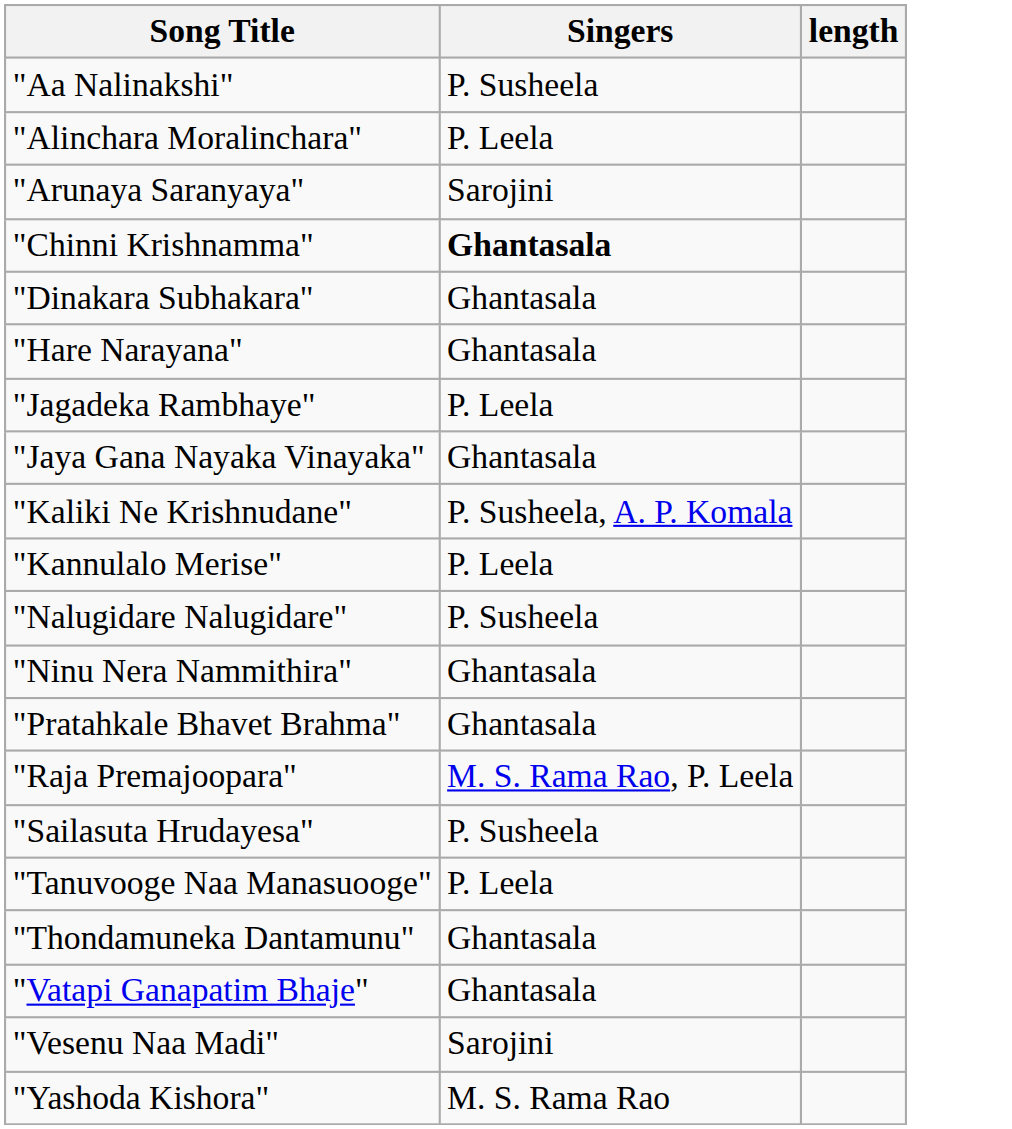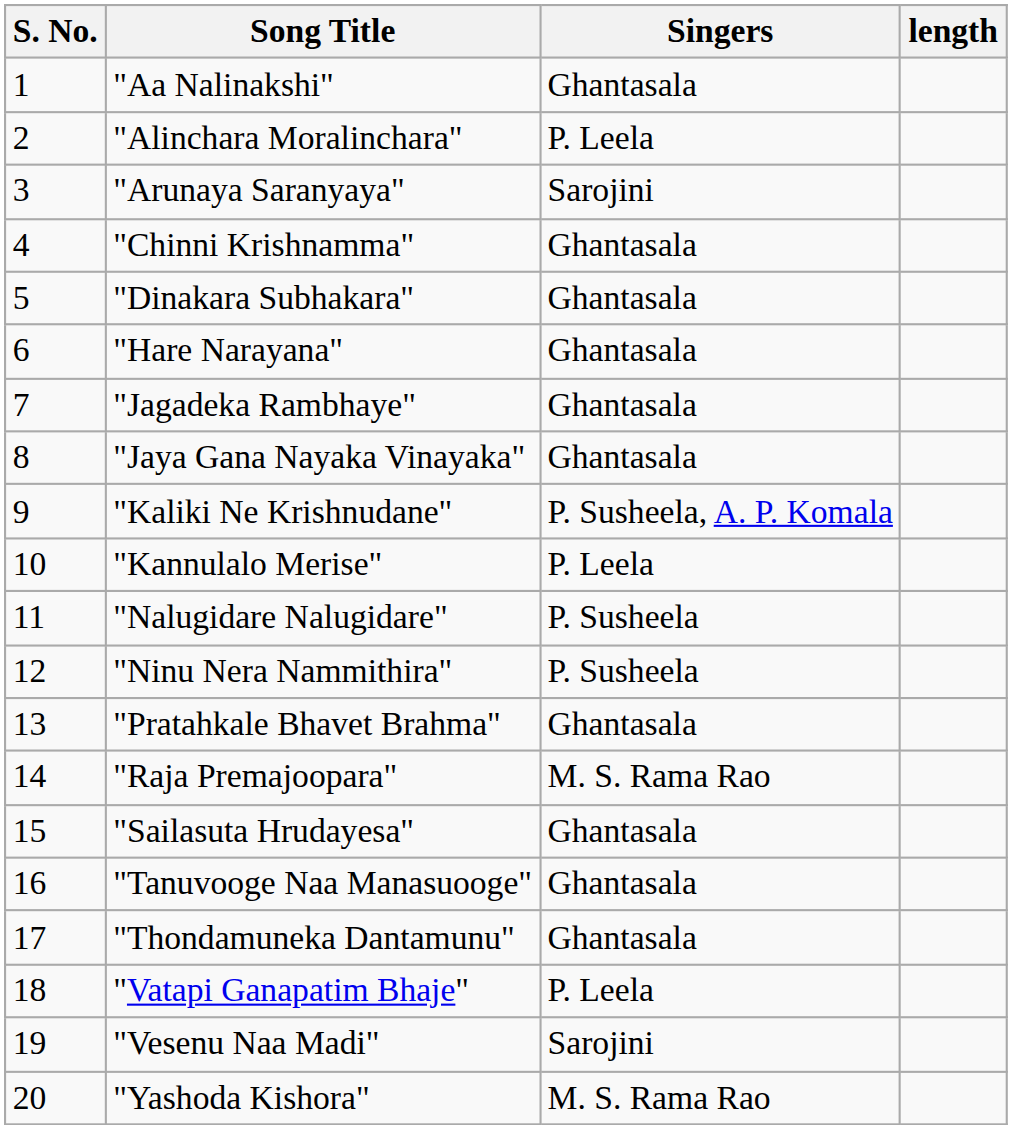+ column: (55, 31)
(523, 84) P. Susheela -> (622, 84) Ghantasala
(529, 244) bold -> (622, 244) normal
(500, 404) P. Leela -> (622, 404) Ghantasala
(522, 670) Ghantasala -> (623, 670) P. Susheela
(620, 777) M. S. Rama Rao, P. Leela -> (659, 777) M. S. Rama Rao
(523, 830) P. Susheela -> (622, 830) Ghantasala
(500, 883) P. Leela -> (622, 883) Ghantasala
(522, 990) Ghantasala -> (601, 990) P. Leela
